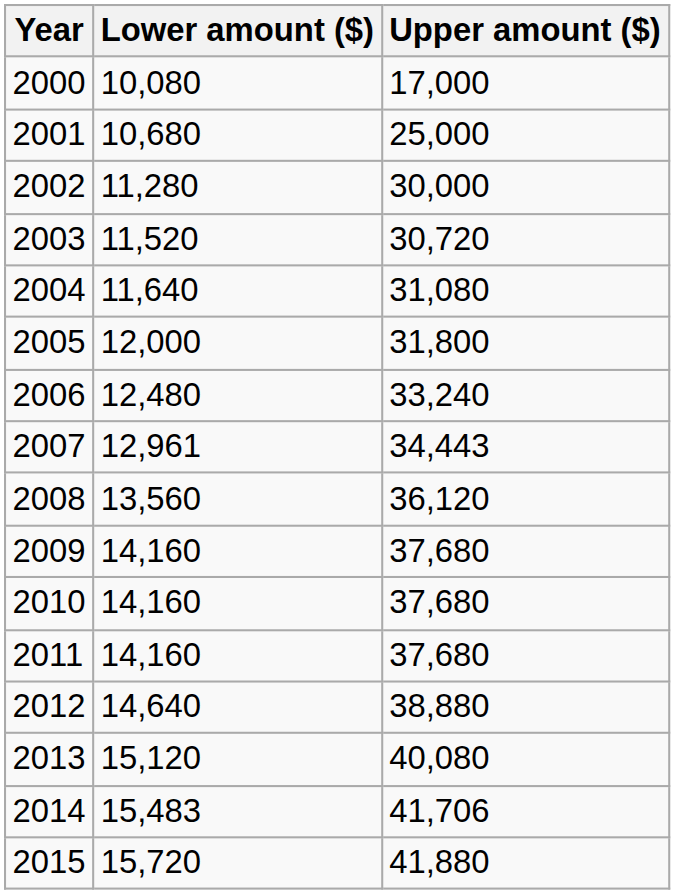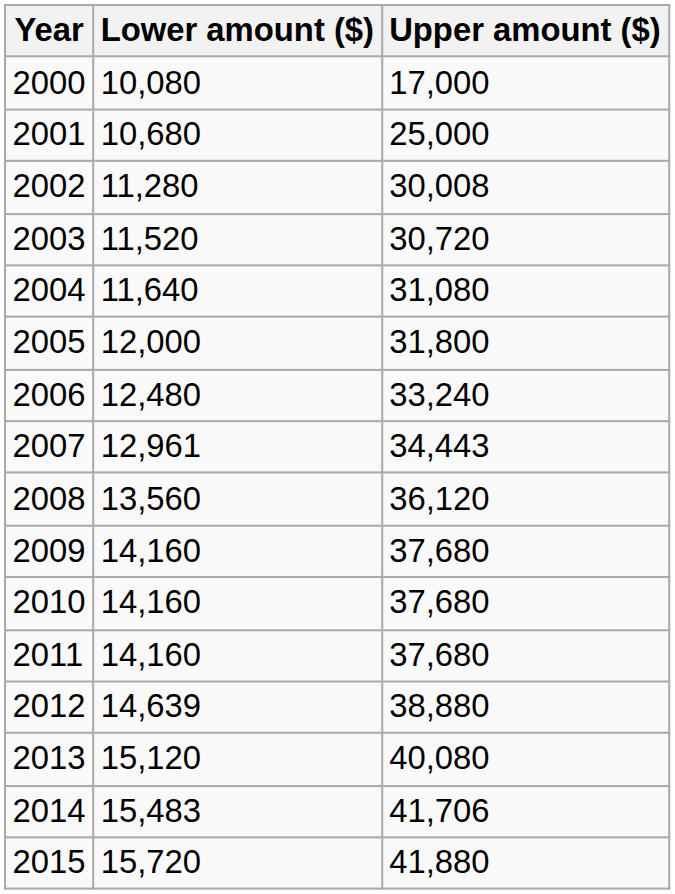(439, 186) 30,000 -> (439, 186) 30,008
(151, 706) 14,640 -> (151, 706) 14,639
